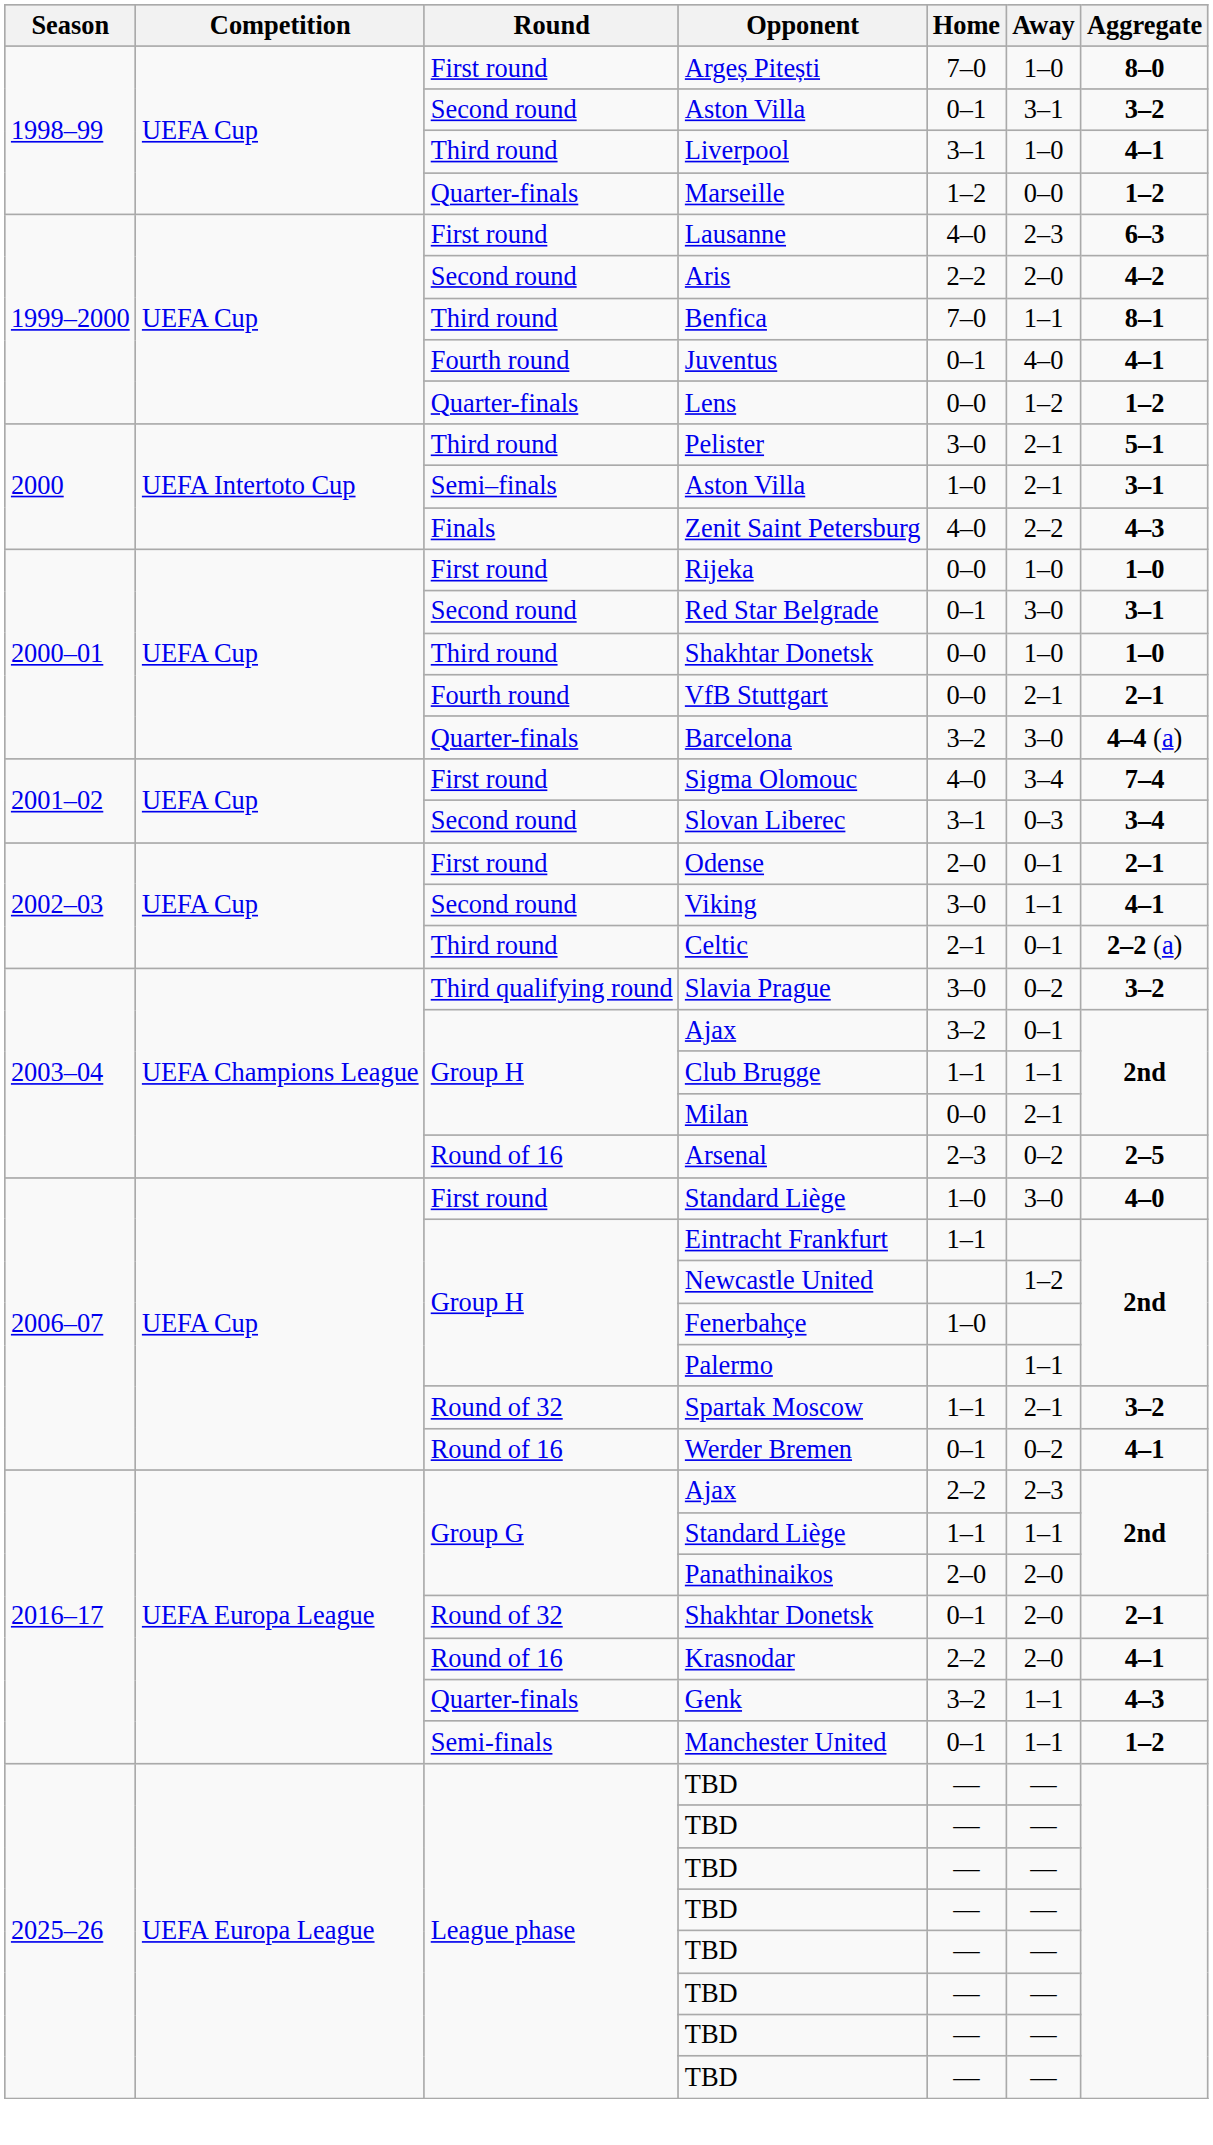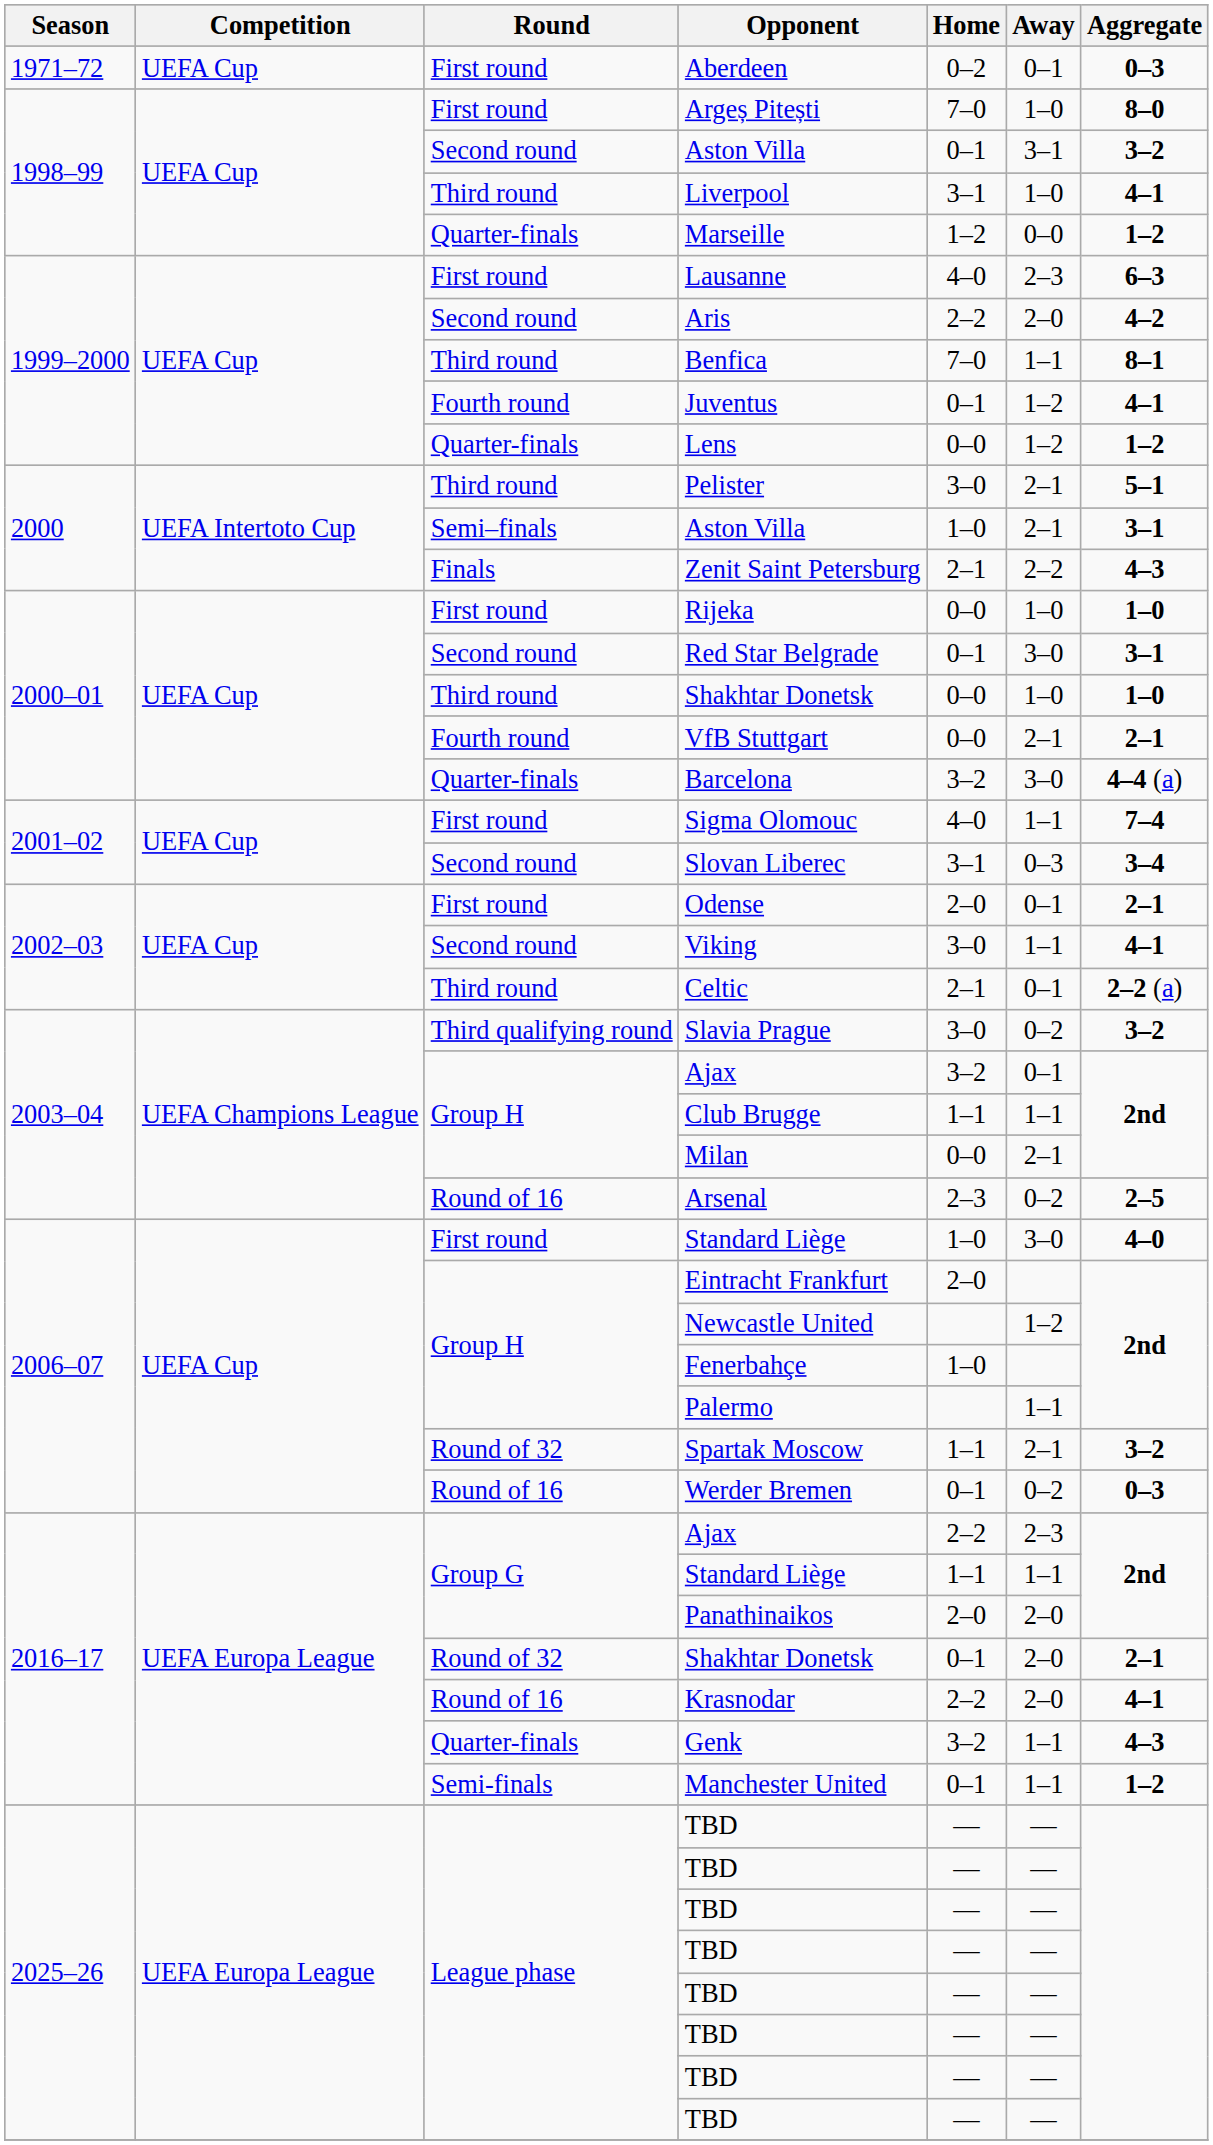+ row: (489, 67)
(1044, 360) 4–0 -> (1044, 402) 1–2
(966, 527) 4–0 -> (966, 569) 2–1
(1044, 779) 3–4 -> (1044, 820) 1–1
(966, 1239) 1–1 -> (966, 1281) 2–0
(1145, 1448) 4–1 -> (1145, 1490) 0–3
